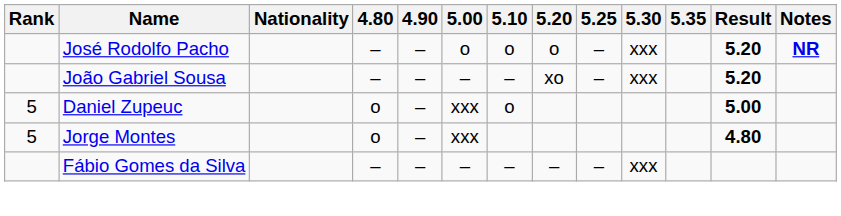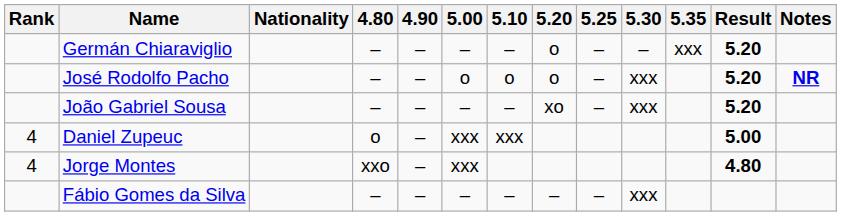+ row: (147, 48)
(32, 107) 5 -> (32, 136) 4
(509, 107) o -> (509, 136) xxx
(32, 136) 5 -> (32, 166) 4
(375, 136) o -> (375, 166) xxo
